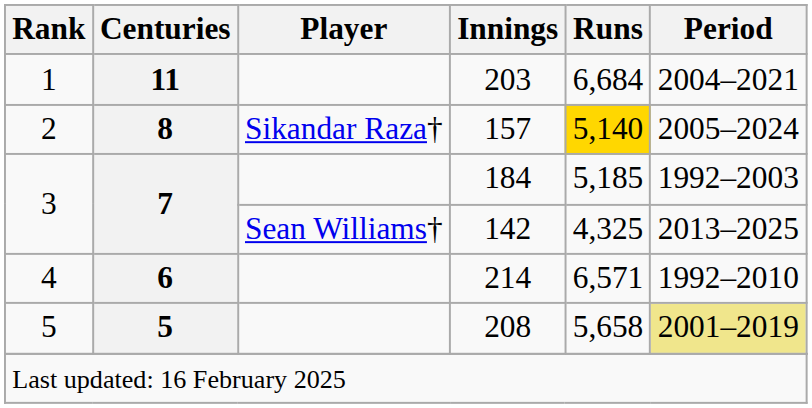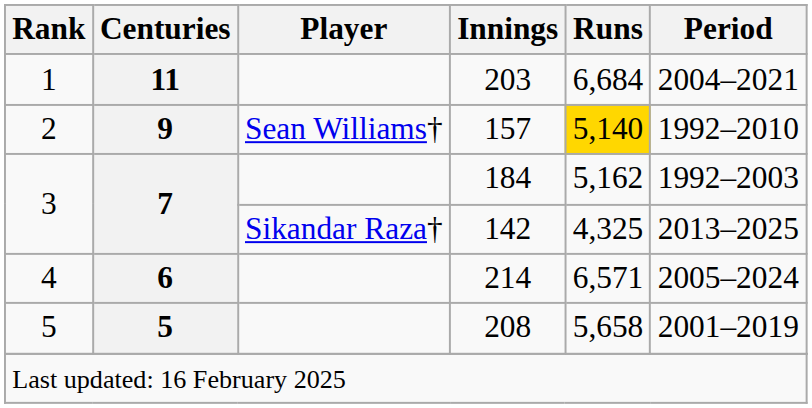(165, 128) 8 -> (165, 128) 9
(344, 128) Sikandar Raza† -> (344, 128) Sean Williams†
(728, 128) 2005–2024 -> (728, 128) 1992–2010
(608, 178) 5,185 -> (608, 178) 5,162
(344, 228) Sean Williams† -> (344, 228) Sikandar Raza†
(728, 278) 1992–2010 -> (728, 278) 2005–2024
(728, 327) khaki background -> (728, 327) no background
